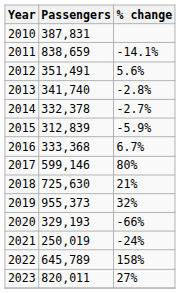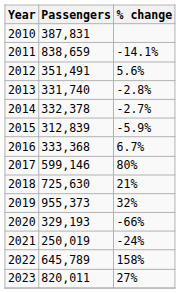(66, 90) 341,740 -> (66, 90) 331,740
